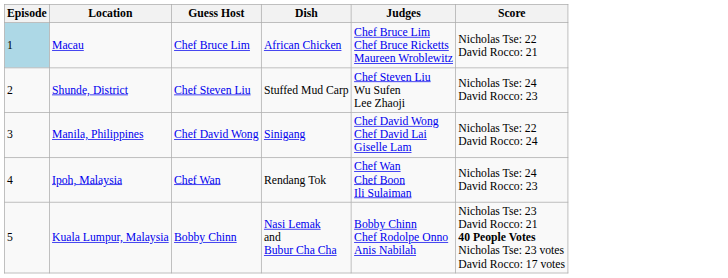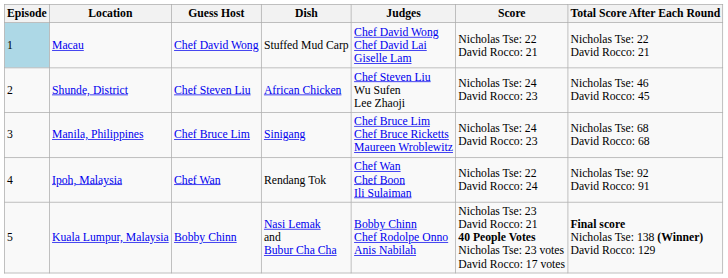+ column: (645, 13)
(212, 45) Chef Bruce Lim -> (216, 45) Chef David Wong
(303, 45) African Chicken -> (306, 45) Stuffed Mud Carp
(404, 45) Chef Bruce Lim Chef Bruce Ricketts Maureen Wroblewitz -> (396, 45) Chef David Wong Chef David Lai Giselle Lam
(306, 90) Stuffed Mud Carp -> (303, 90) African Chicken
(216, 135) Chef David Wong -> (212, 135) Chef Bruce Lim
(396, 135) Chef David Wong Chef David Lai Giselle Lam -> (404, 135) Chef Bruce Lim Chef Bruce Ricketts Maureen Wroblewitz
(498, 135) Nicholas Tse: 22 David Rocco: 24 -> (498, 135) Nicholas Tse: 24 David Rocco: 23
(498, 179) Nicholas Tse: 24 David Rocco: 23 -> (498, 179) Nicholas Tse: 22 David Rocco: 24
